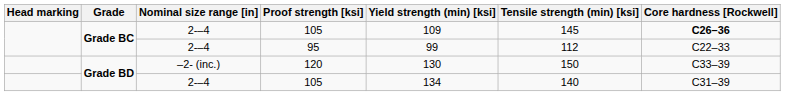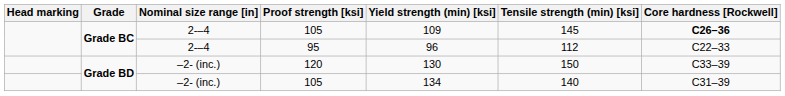(432, 47) 99 -> (432, 47) 96
(199, 82) 2-–4 -> (199, 82) –2- (inc.)
